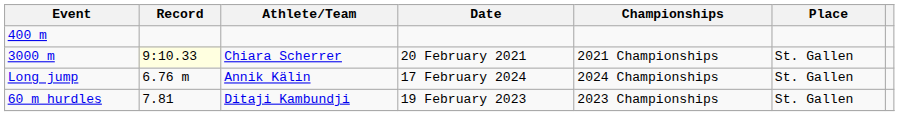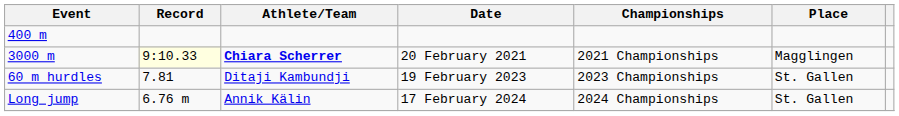(283, 58) normal -> (283, 58) bold
(814, 58) St. Gallen -> (814, 58) Magglingen
rows swapped: (55, 100) <-> (43, 79)
